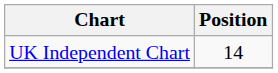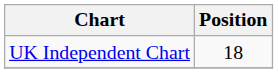(233, 51) 14 -> (233, 51) 18
